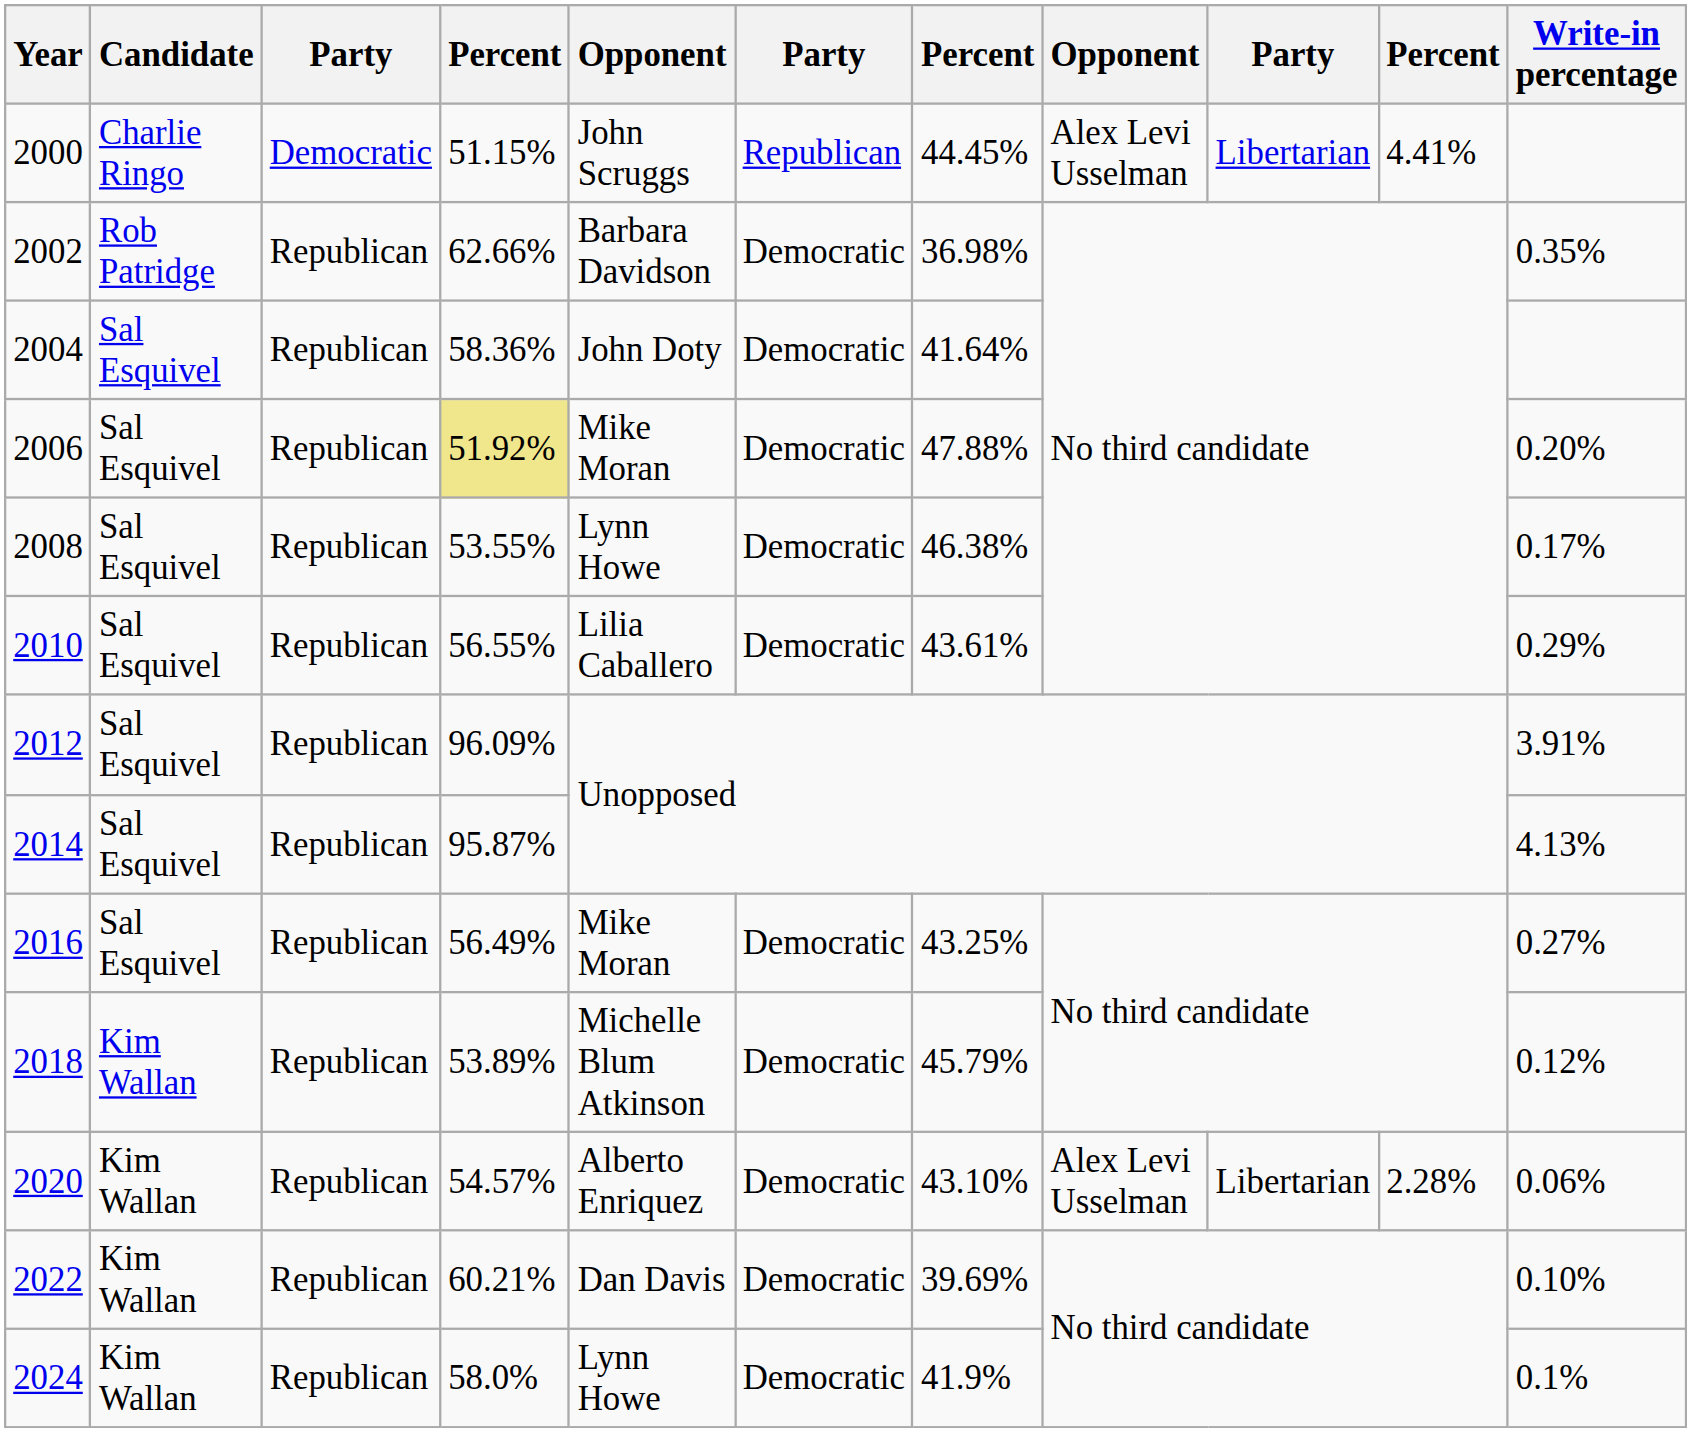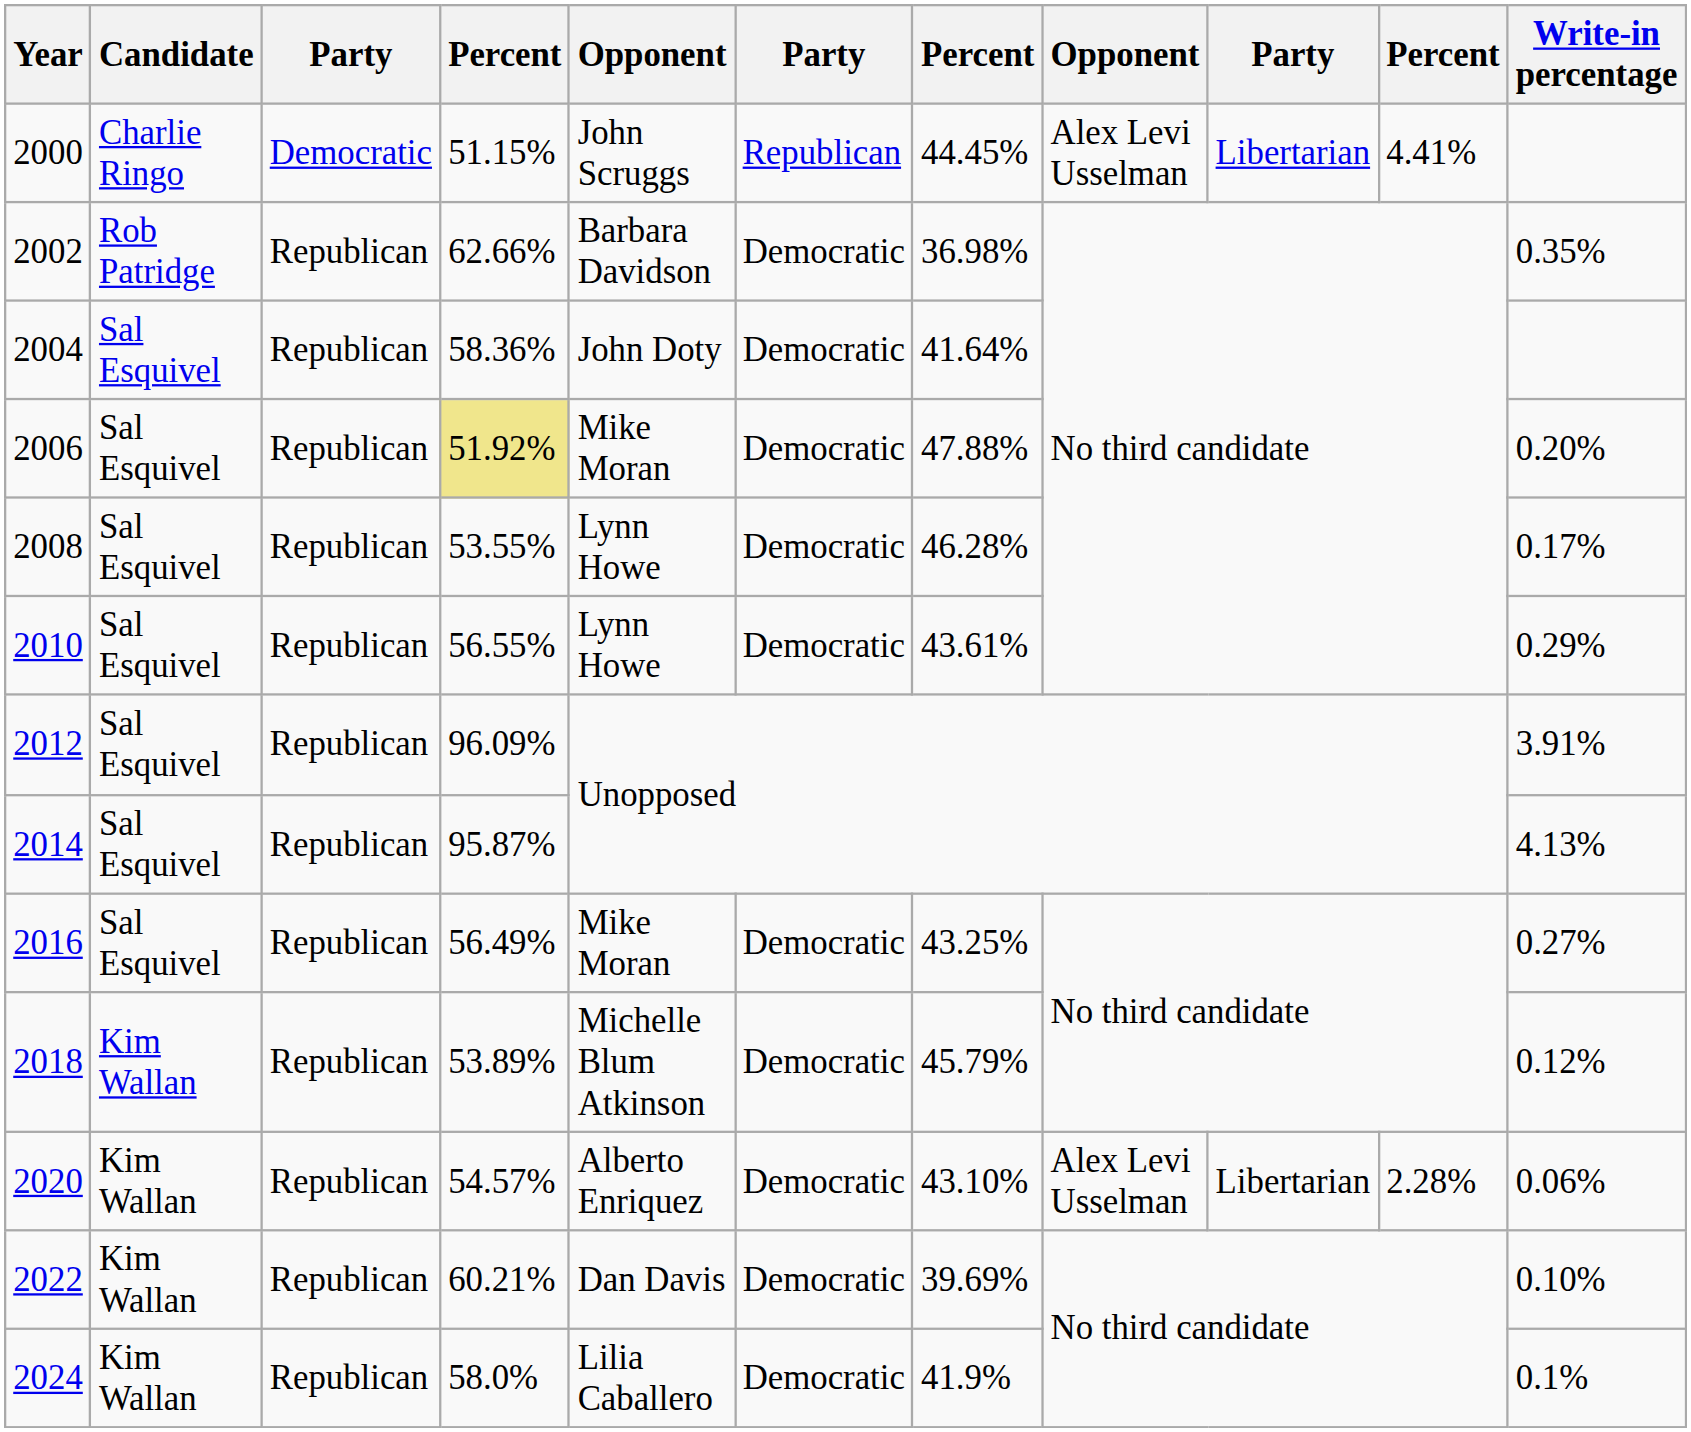(975, 546) 46.38% -> (975, 546) 46.28%
(645, 645) Lilia Caballero -> (619, 645) Lynn Howe
(619, 1376) Lynn Howe -> (645, 1376) Lilia Caballero
